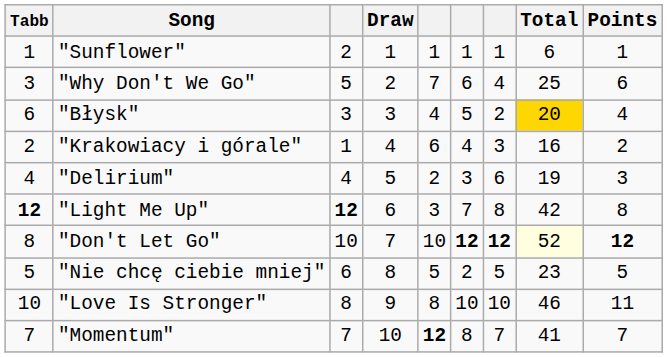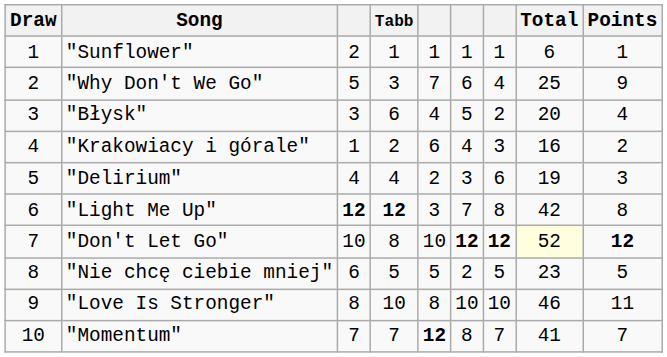columns swapped: (390, 21) <-> (29, 21)
(622, 84) 6 -> (622, 84) 9
(549, 115) gold background -> (549, 115) no background
